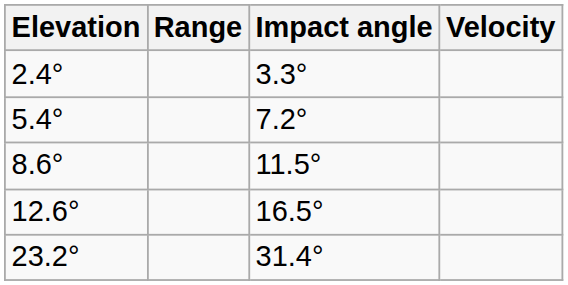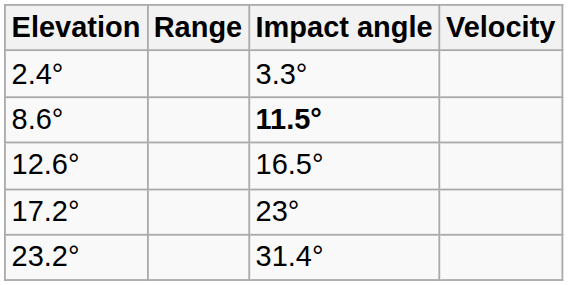- row: (37, 119)
(288, 165) normal -> (289, 119) bold
+ row: (46, 211)
